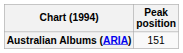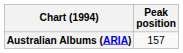(156, 40) 151 -> (156, 40) 157
